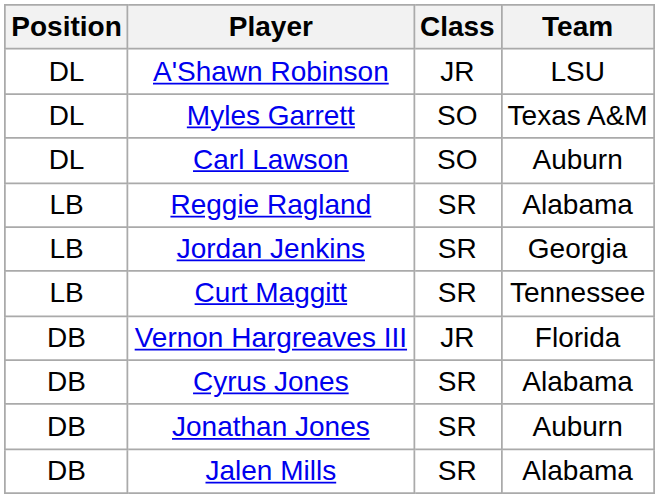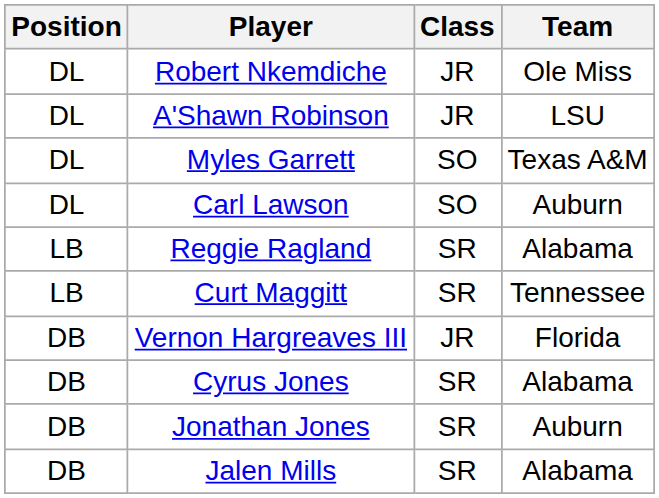+ row: (271, 71)
- row: (271, 248)
